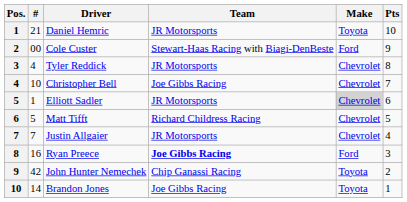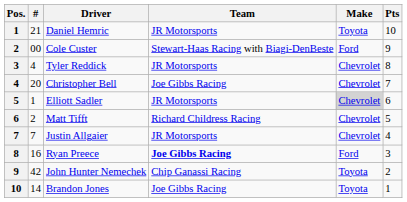(36, 83) 10 -> (36, 83) 20
(33, 118) 5 -> (33, 118) 2
